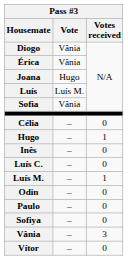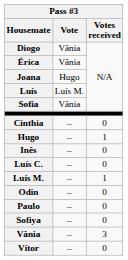- row: (28, 123)
+ row: (28, 123)
